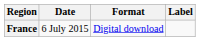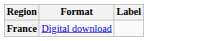- column: (65, 12)
